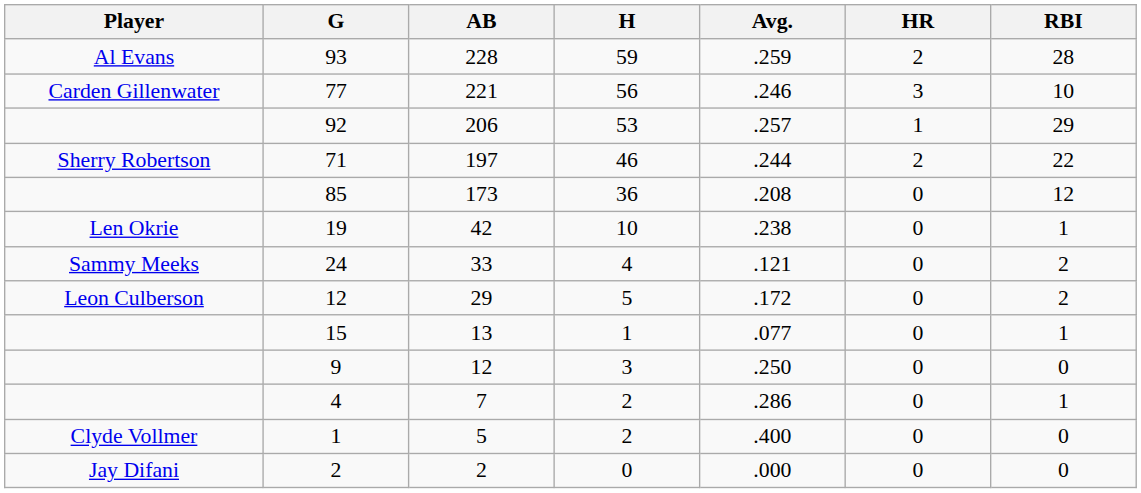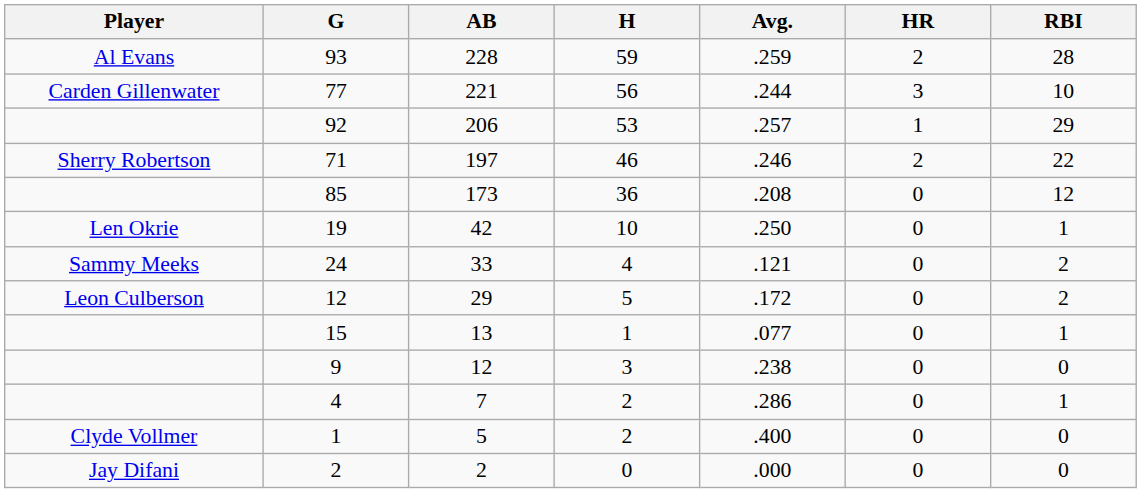(772, 90) .246 -> (772, 90) .244
(772, 159) .244 -> (772, 159) .246
(772, 228) .238 -> (772, 228) .250
(772, 366) .250 -> (772, 366) .238
